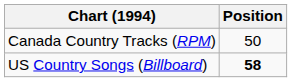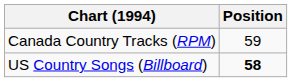(253, 40) 50 -> (253, 40) 59
